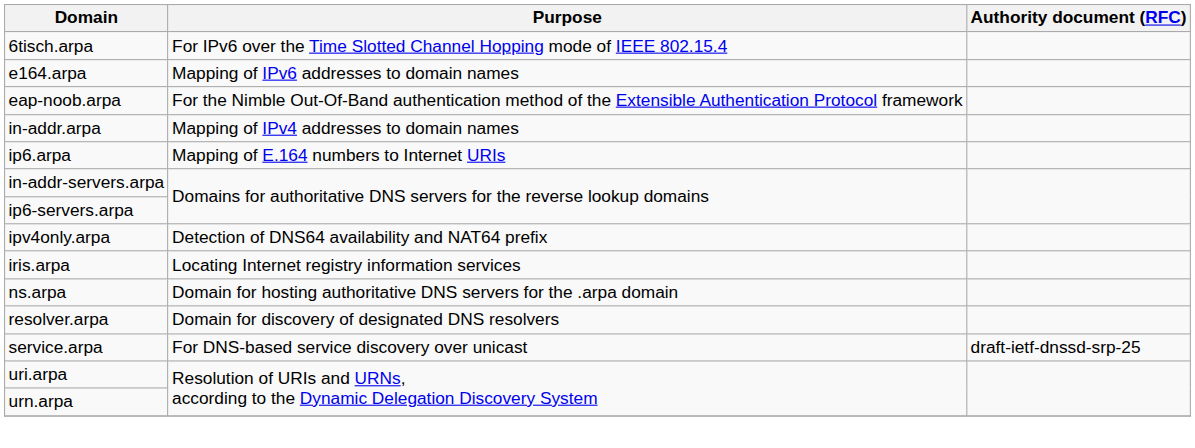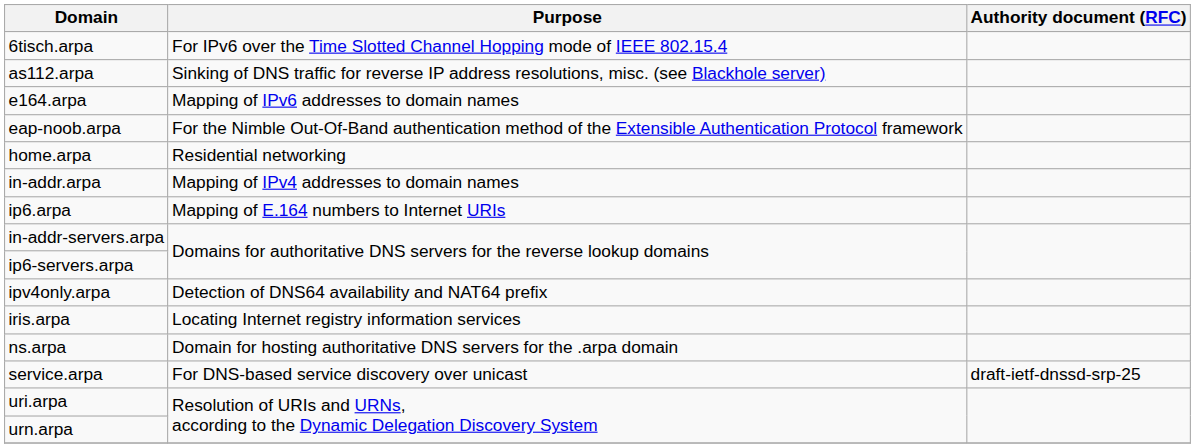+ row: (51, 73)
+ row: (50, 155)
- row: (58, 319)
